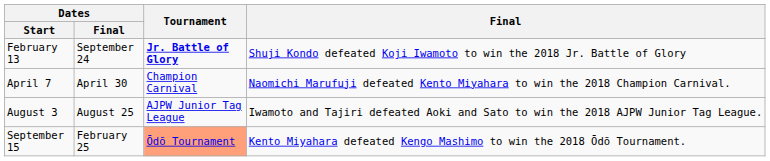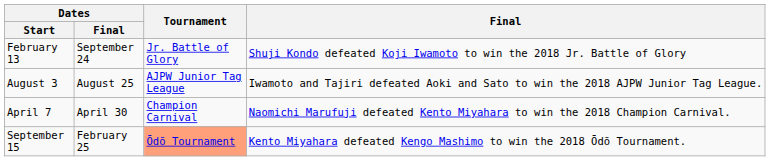(188, 53) bold -> (188, 53) normal
rows swapped: (29, 83) <-> (32, 112)
